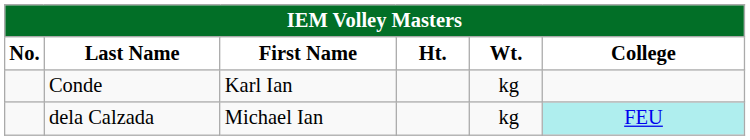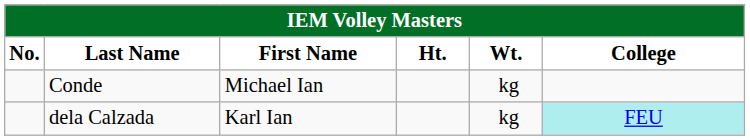(259, 85) Karl Ian -> (274, 85) Michael Ian
(274, 118) Michael Ian -> (259, 118) Karl Ian
